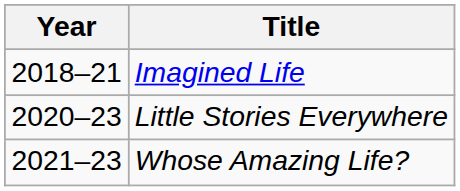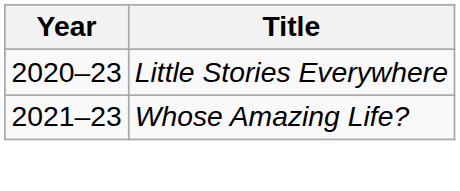- row: (220, 71)
